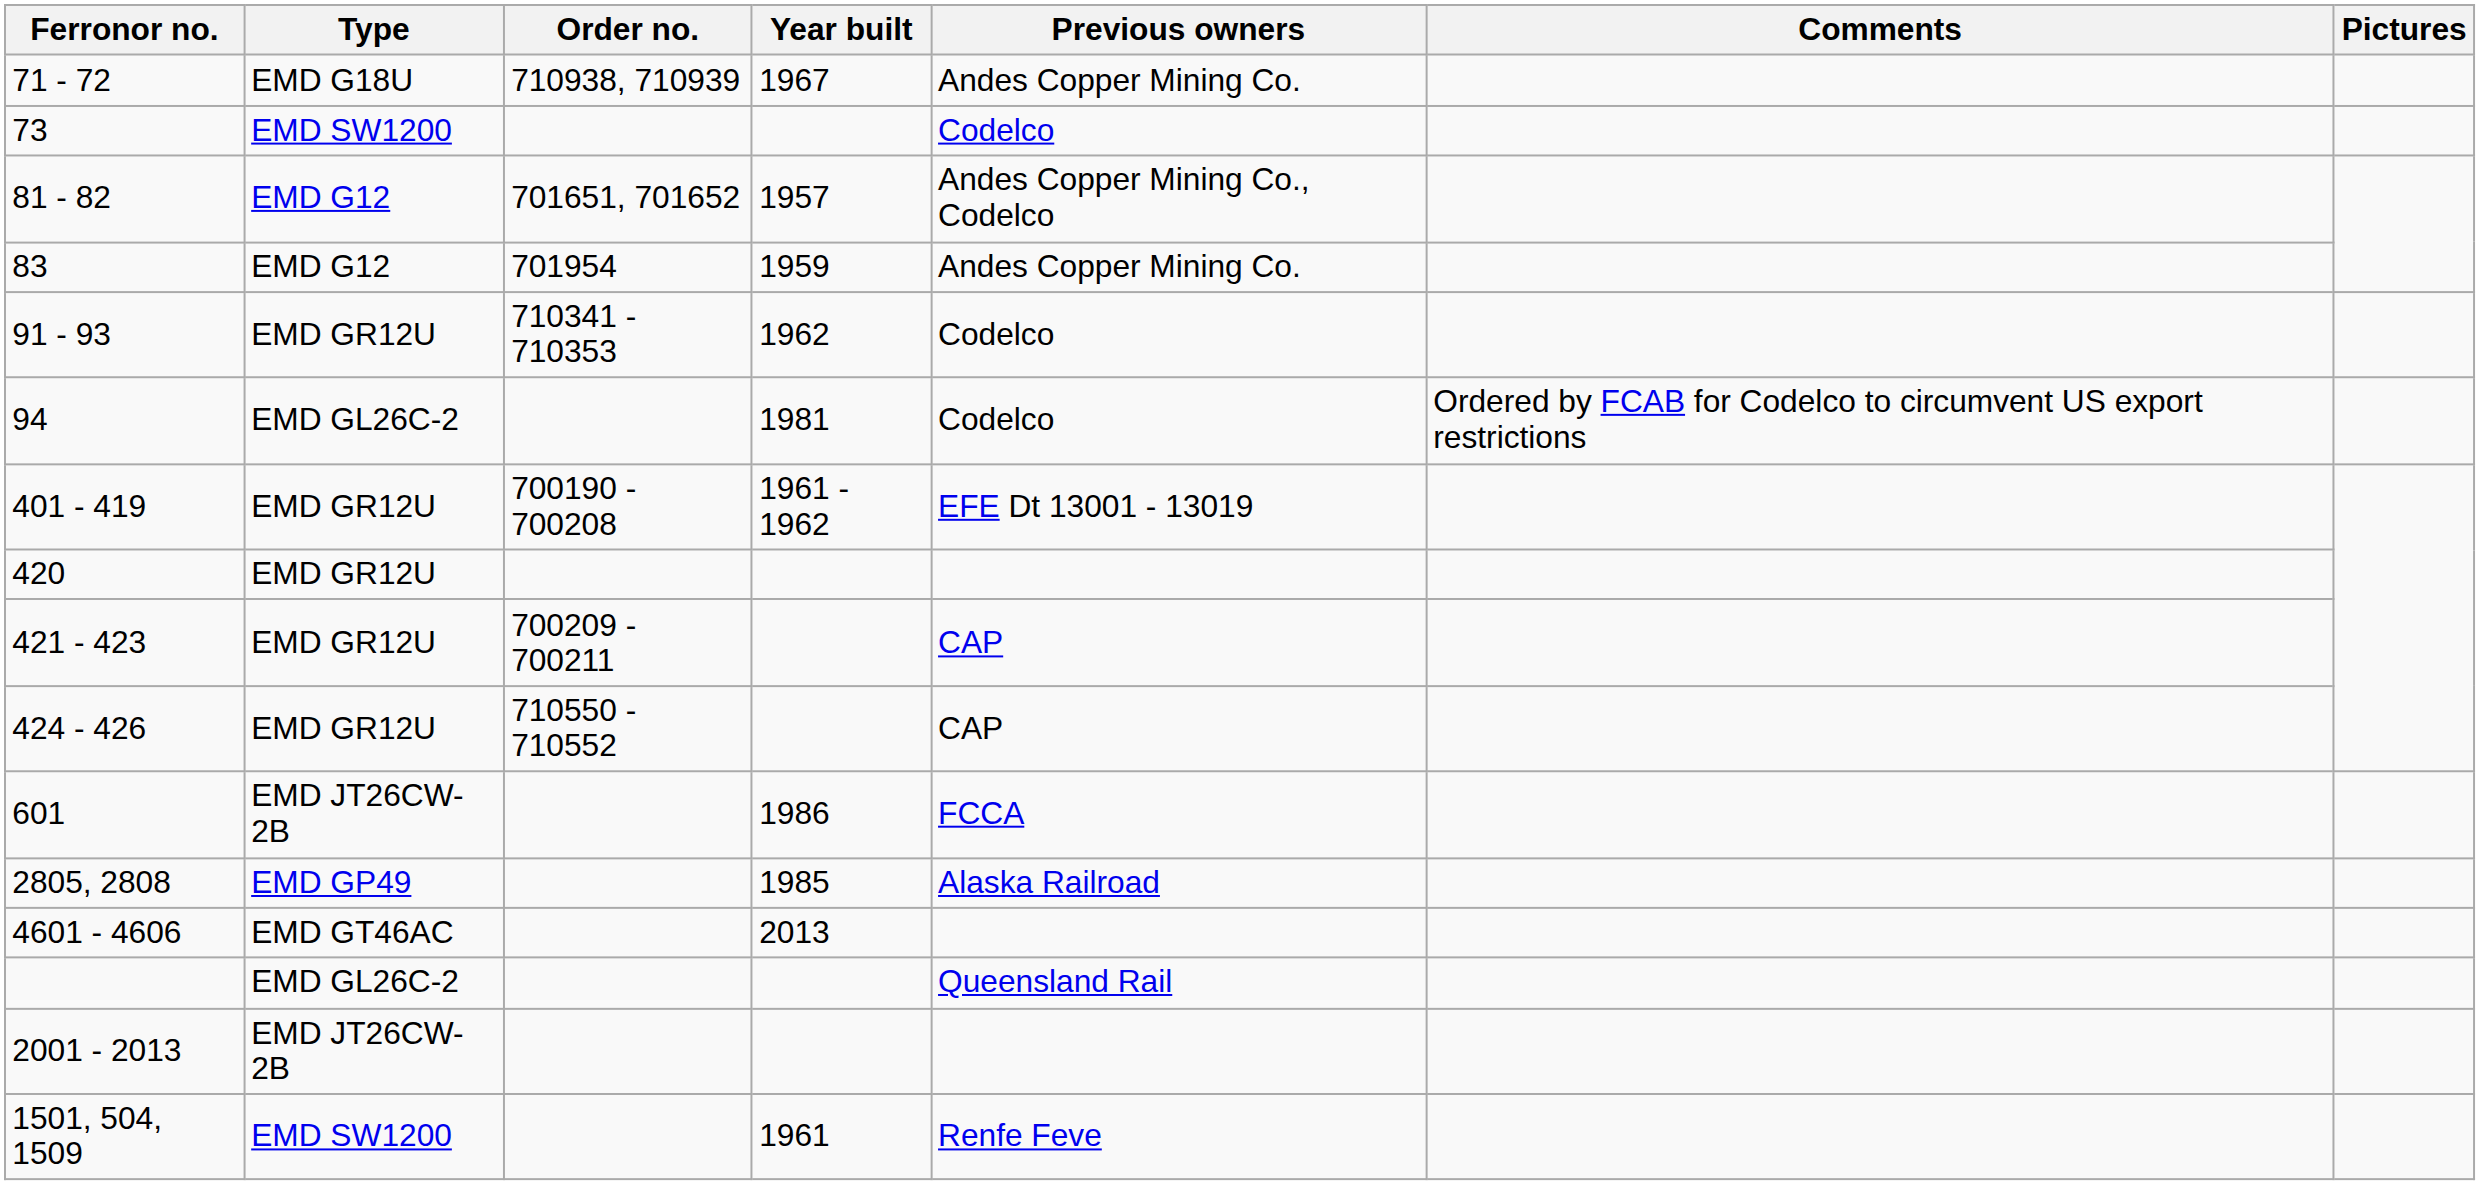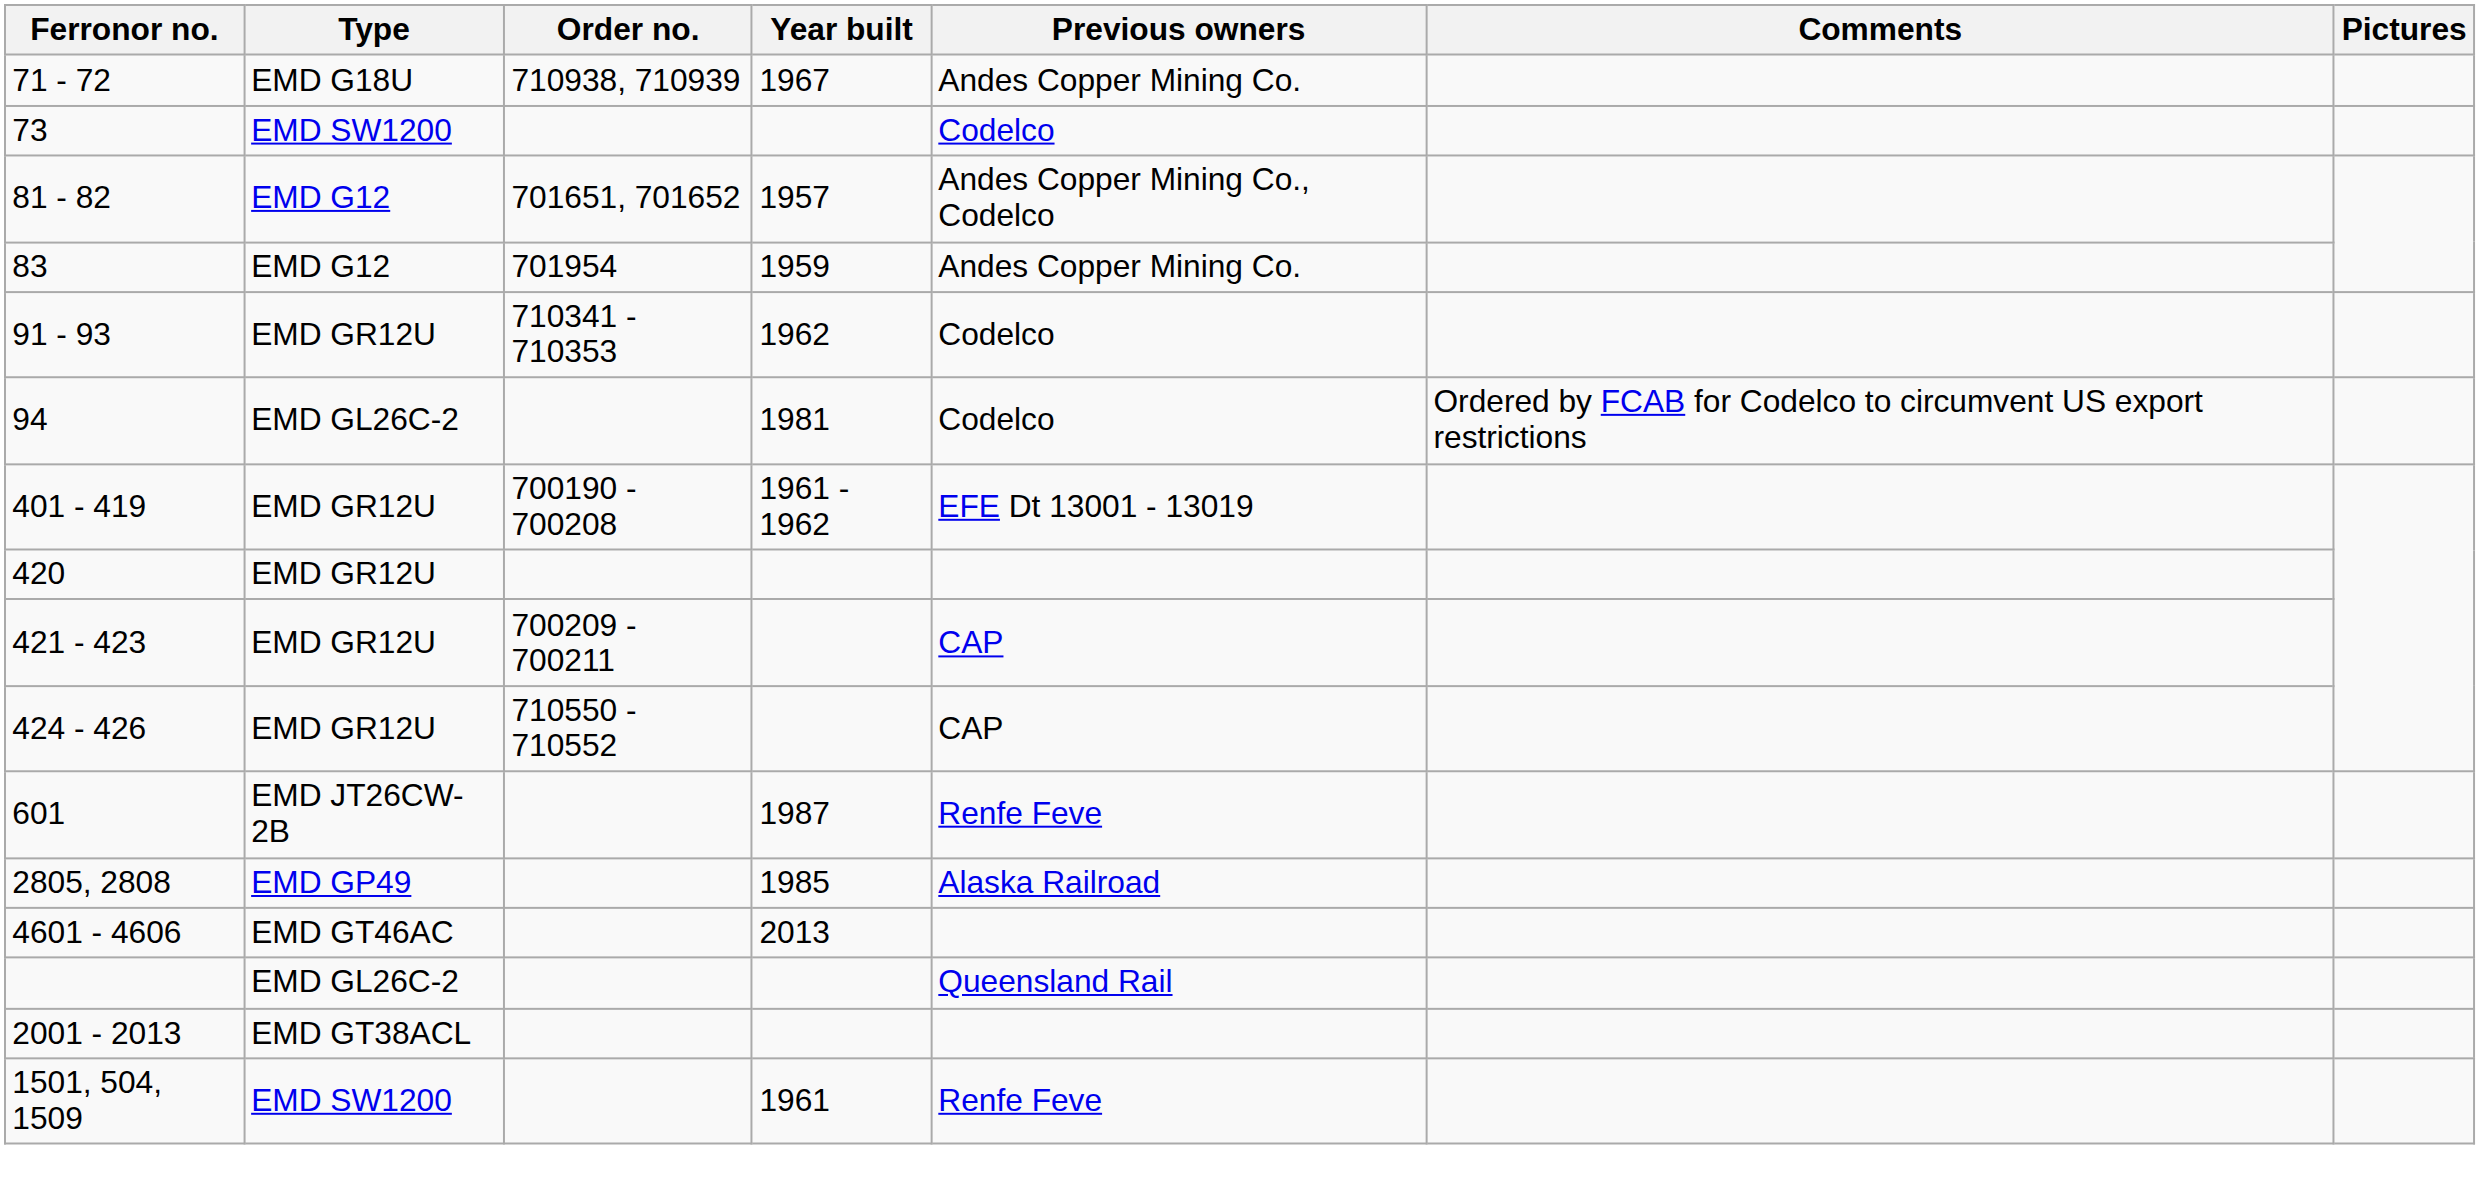(794, 813) 1986 -> (795, 813) 1987
(981, 813) FCCA -> (1020, 813) Renfe Feve
(357, 1050) EMD JT26CW-2B -> (361, 1032) EMD GT38ACL
